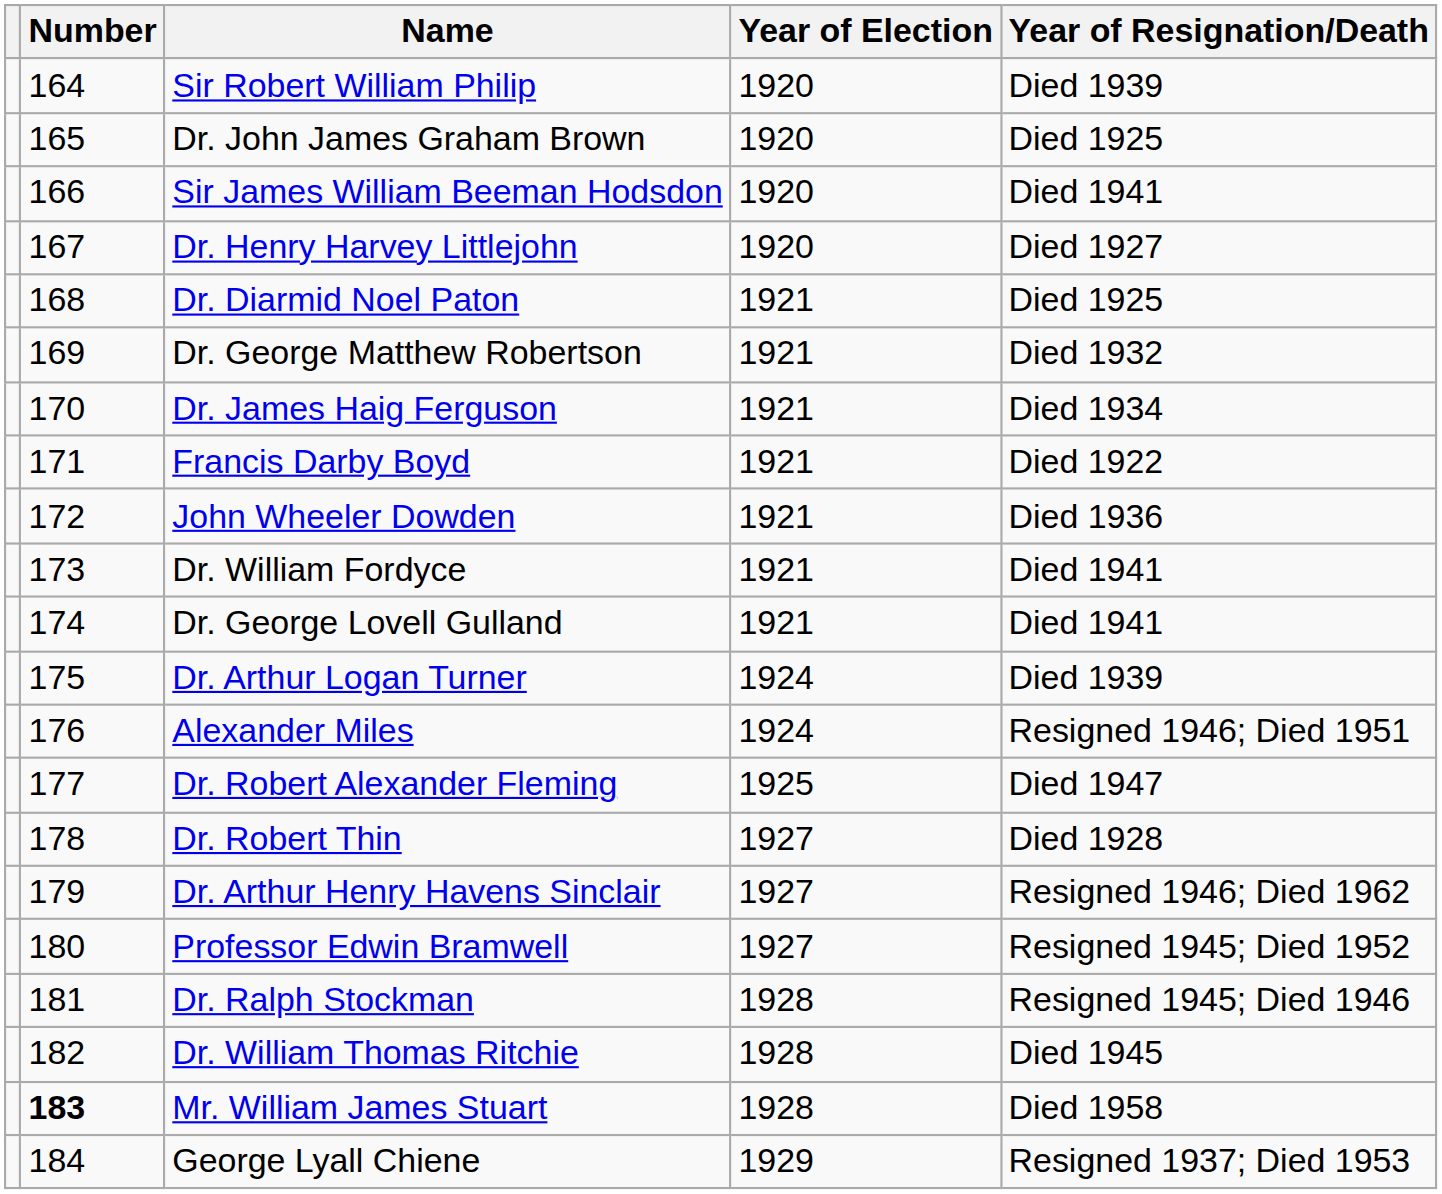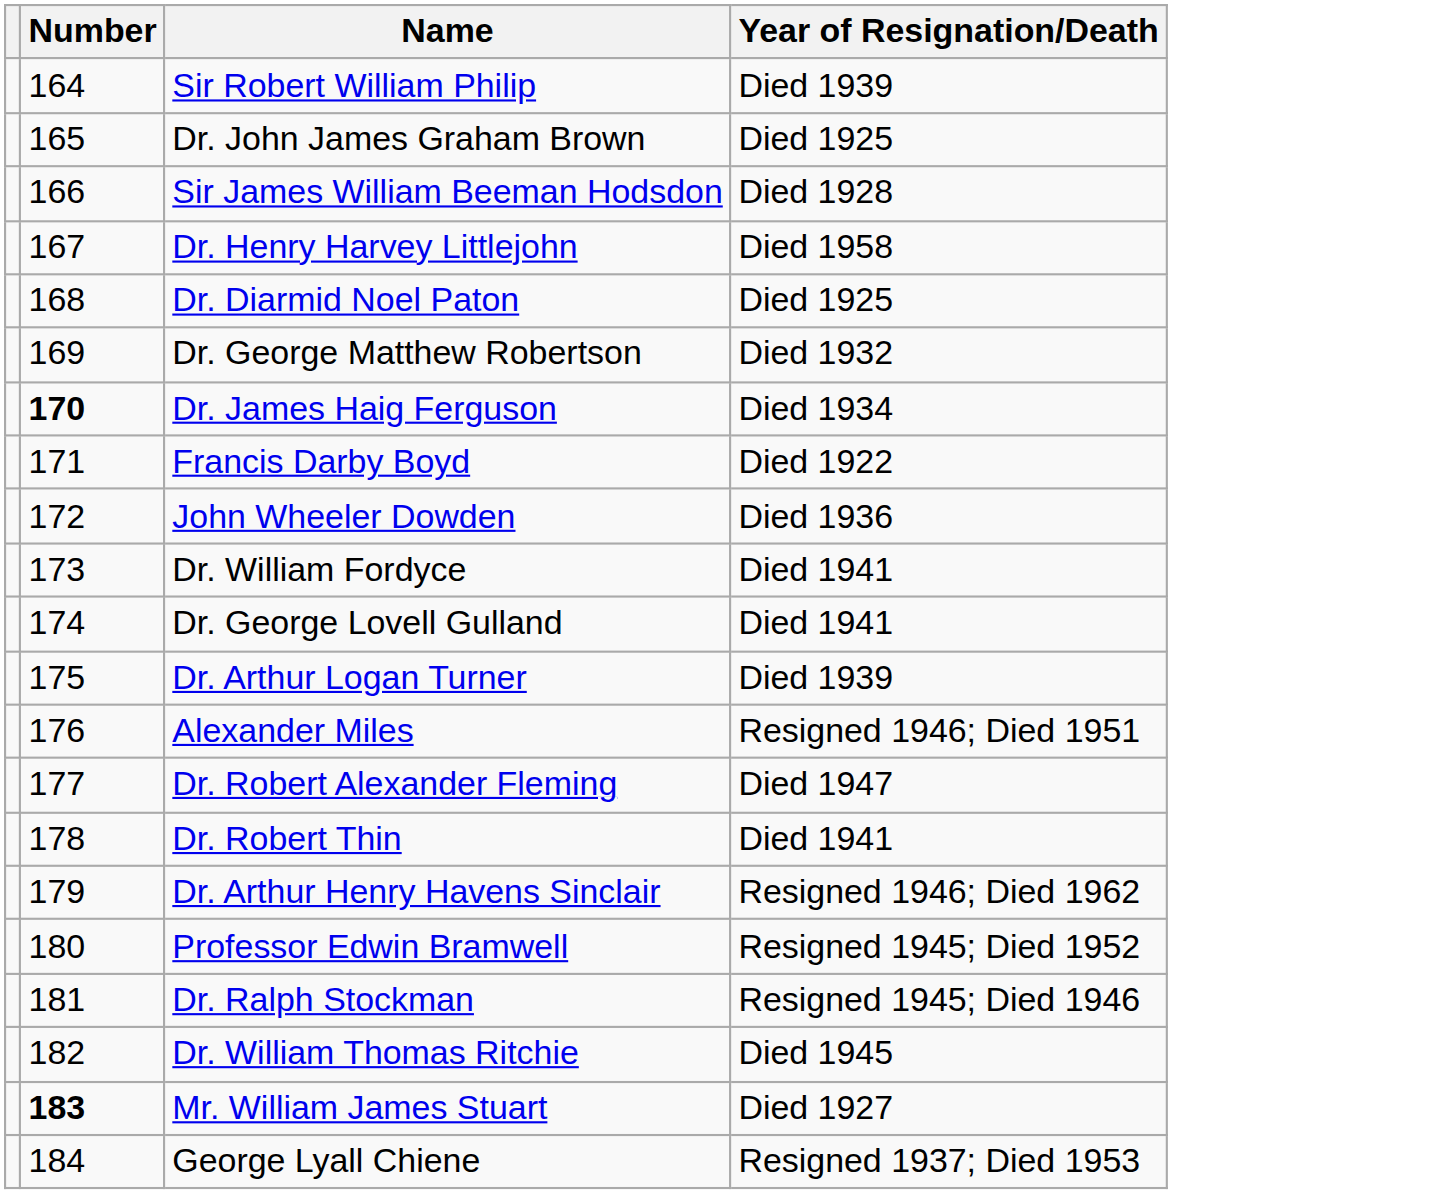- column: (866, 31)
(1086, 192) Died 1941 -> (816, 192) Died 1928
(1086, 246) Died 1927 -> (816, 246) Died 1958
(57, 407) normal -> (57, 407) bold
(1086, 838) Died 1928 -> (816, 838) Died 1941
(1086, 1107) Died 1958 -> (816, 1107) Died 1927
